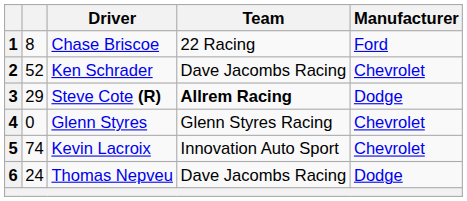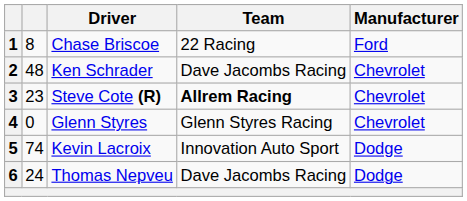(35, 70) 52 -> (35, 70) 48
(35, 97) 29 -> (35, 97) 23
(378, 97) Dodge -> (389, 97) Chevrolet
(389, 149) Chevrolet -> (378, 149) Dodge
